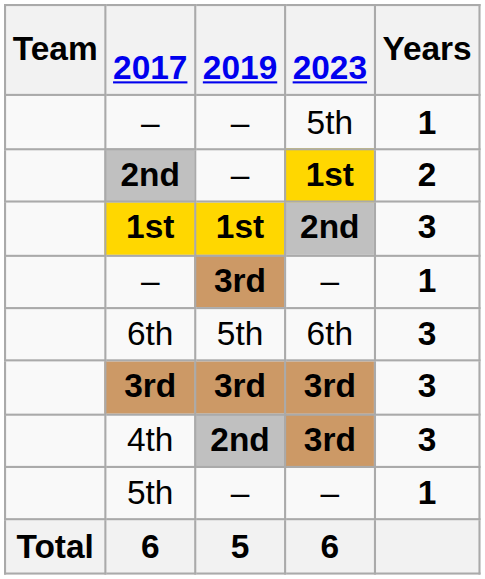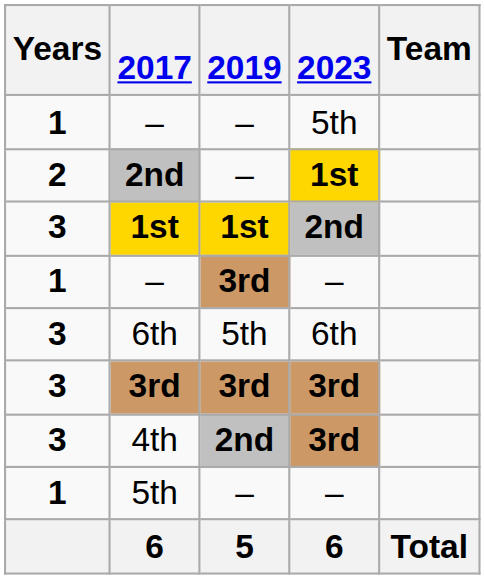columns swapped: (55, 49) <-> (427, 49)
